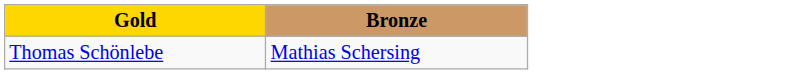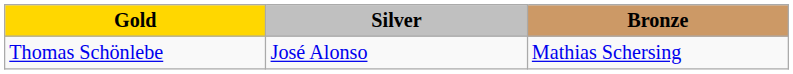+ column: (397, 20)
